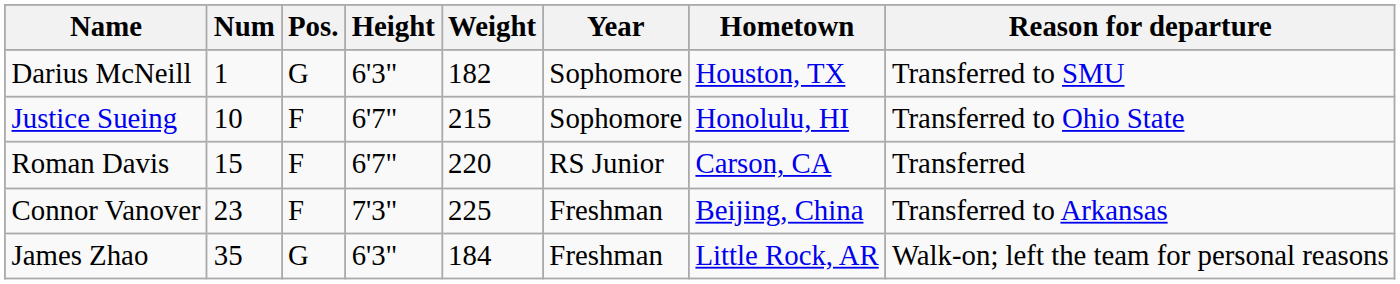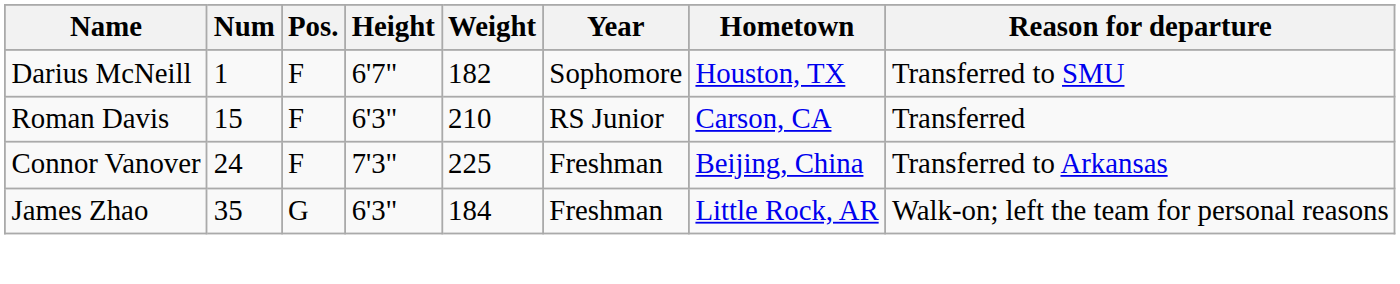(298, 73) G -> (296, 73) F
(375, 73) 6'3" -> (375, 73) 6'7"
- row: (94, 118)
(375, 164) 6'7" -> (375, 118) 6'3"
(470, 164) 220 -> (470, 118) 210
(228, 210) 23 -> (228, 164) 24
